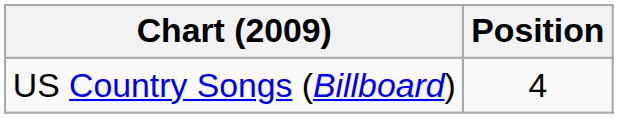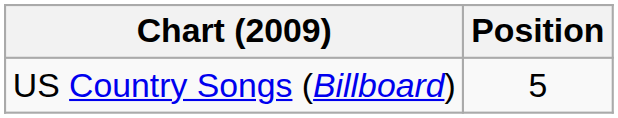(538, 84) 4 -> (538, 84) 5
